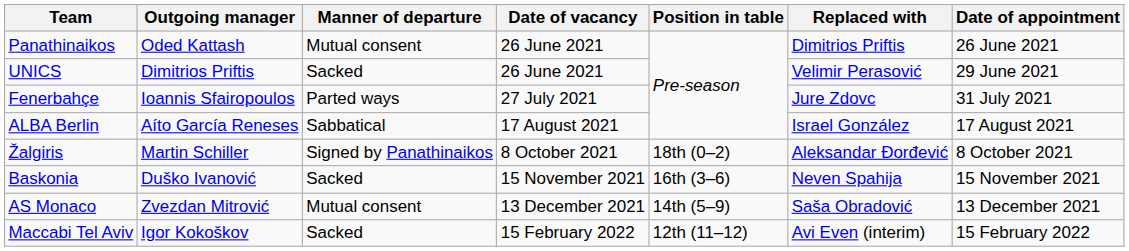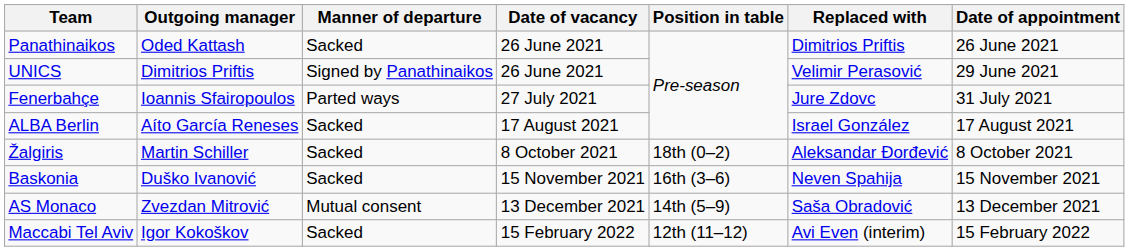(364, 44) Mutual consent -> (335, 44) Sacked
(335, 71) Sacked -> (400, 71) Signed by Panathinaikos
(346, 125) Sabbatical -> (335, 125) Sacked
(400, 152) Signed by Panathinaikos -> (335, 152) Sacked
